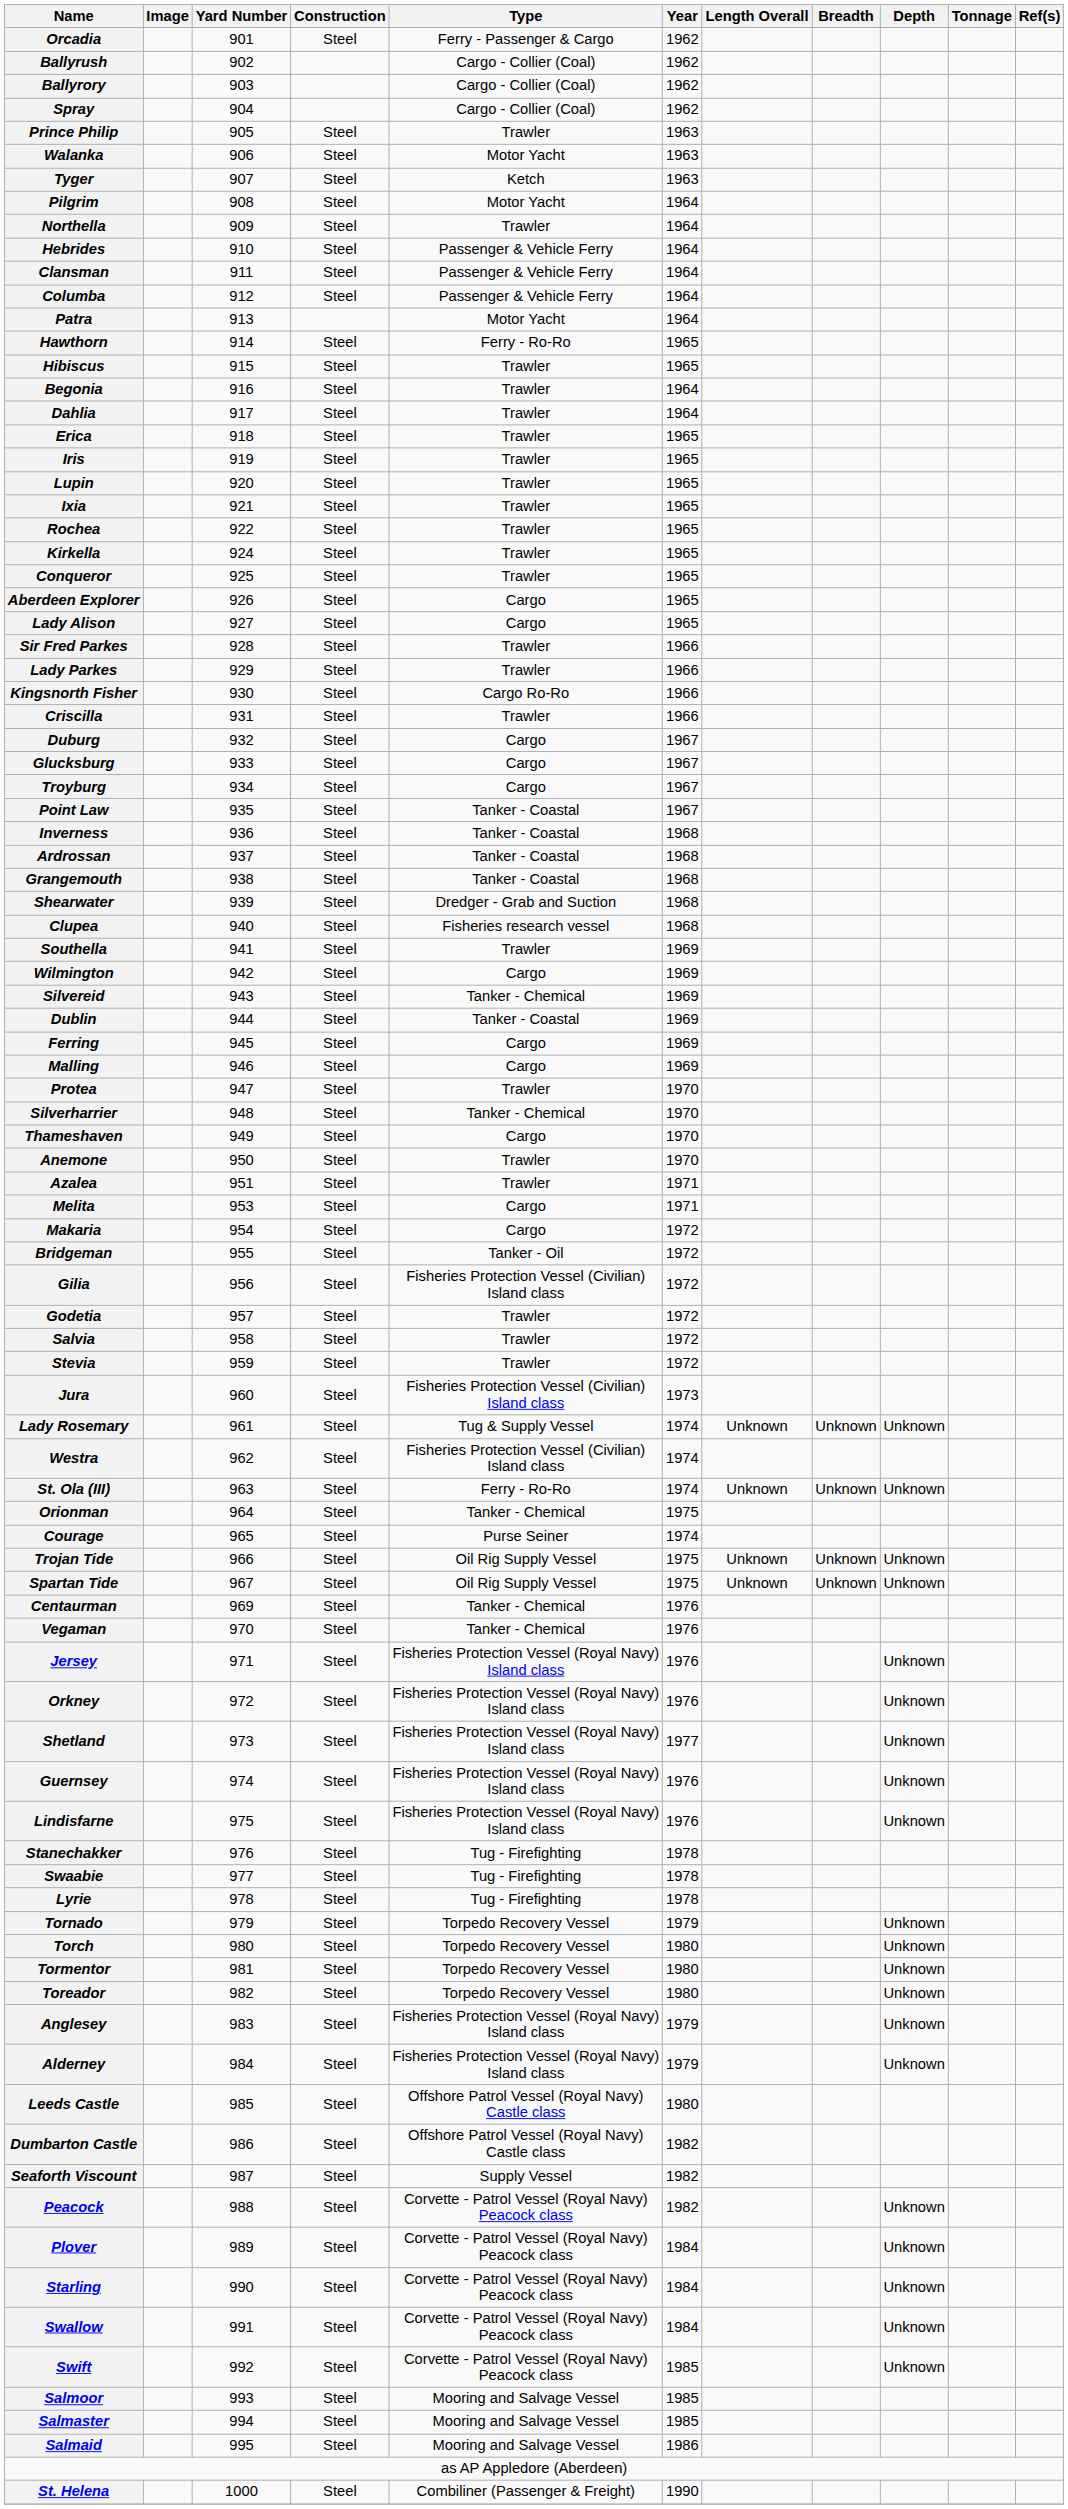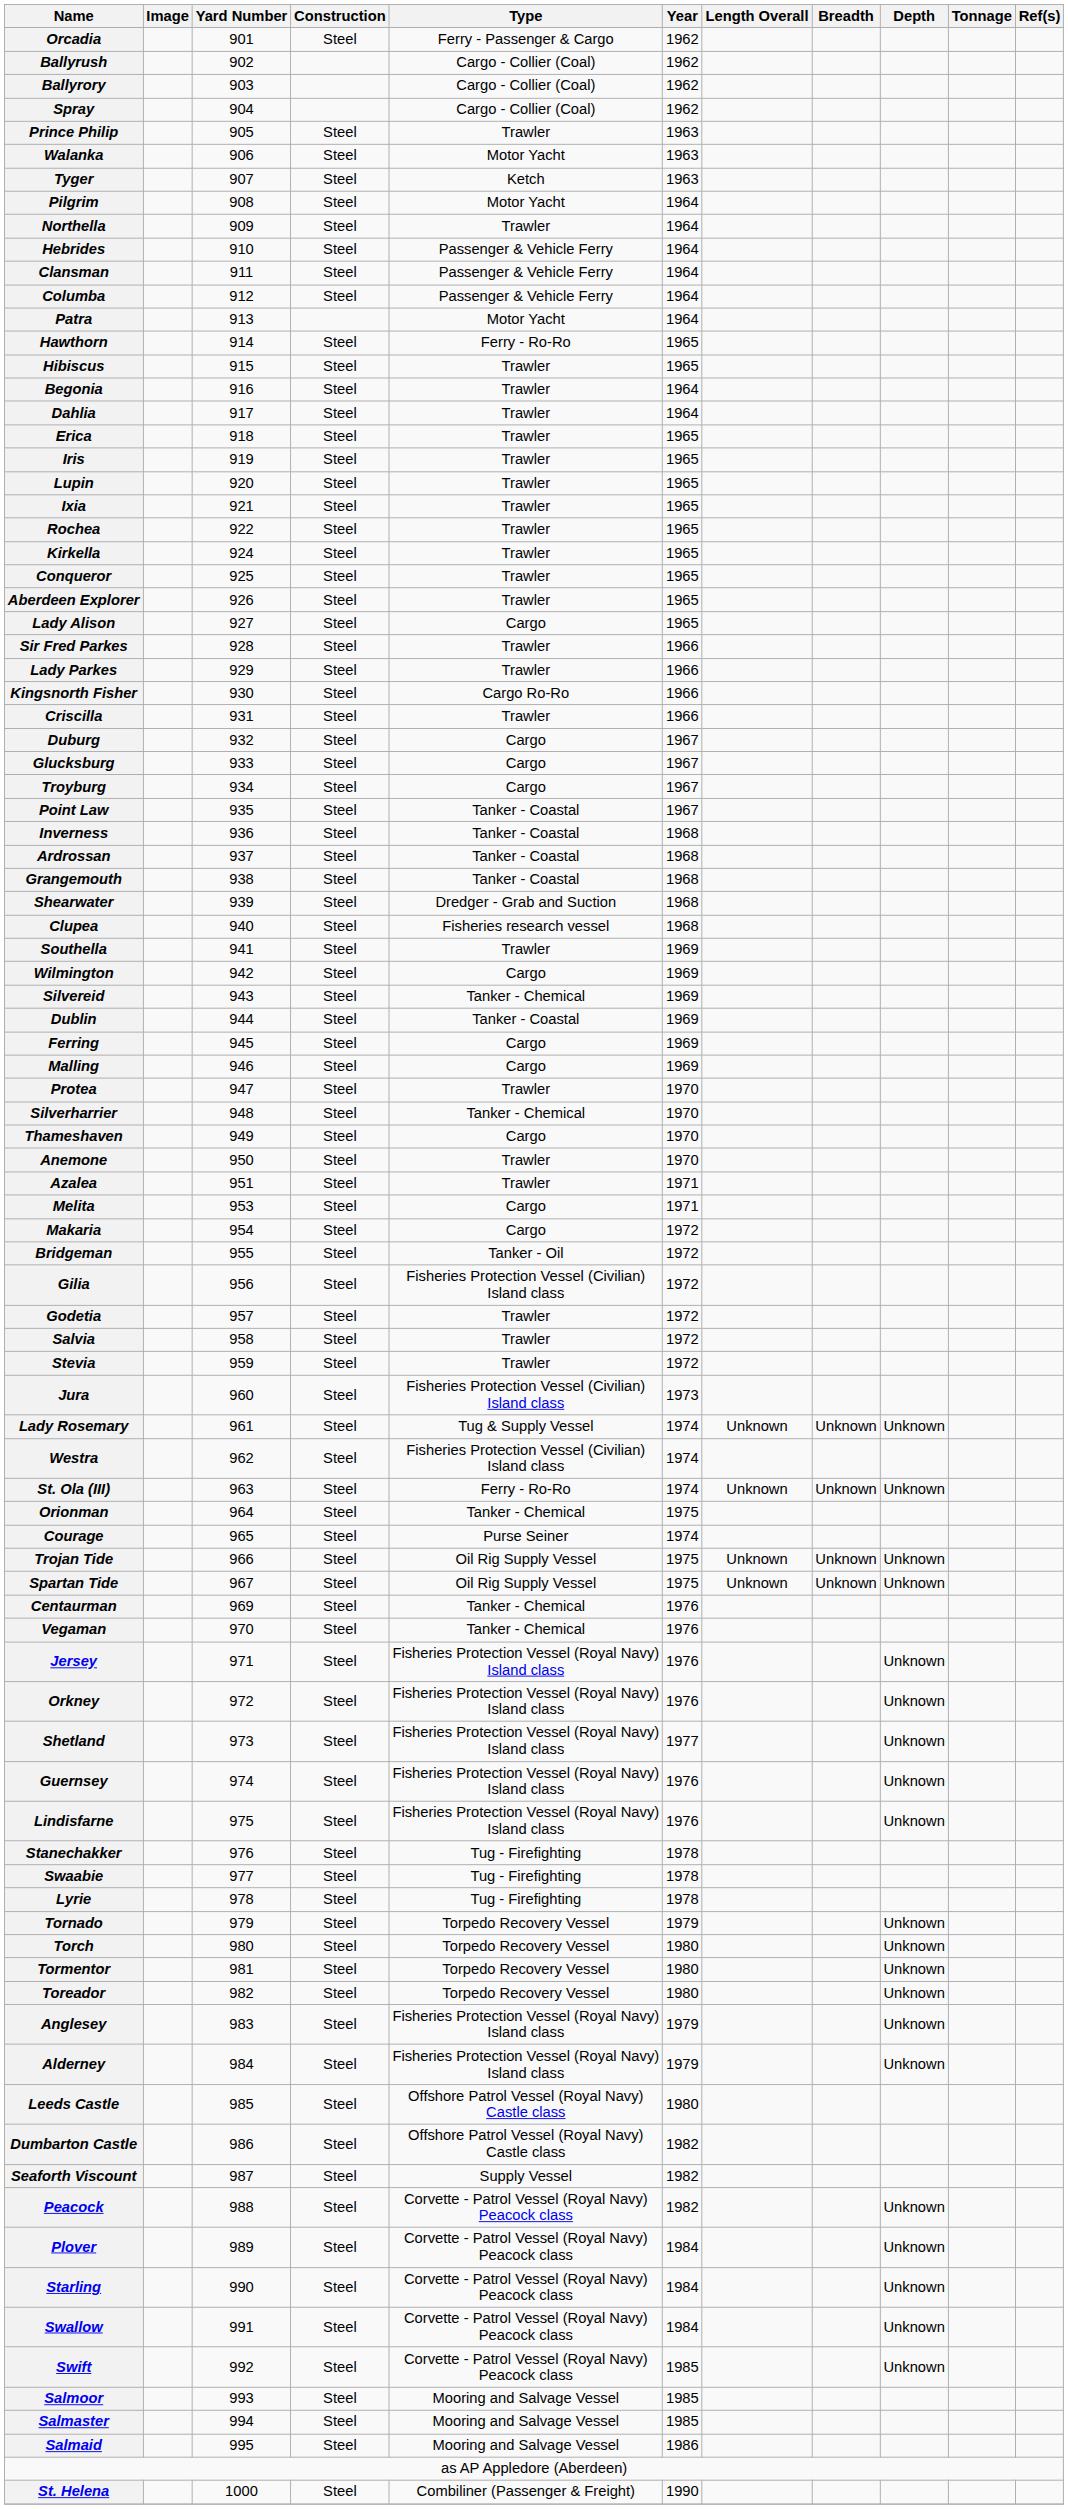(526, 599) Cargo -> (526, 599) Trawler
